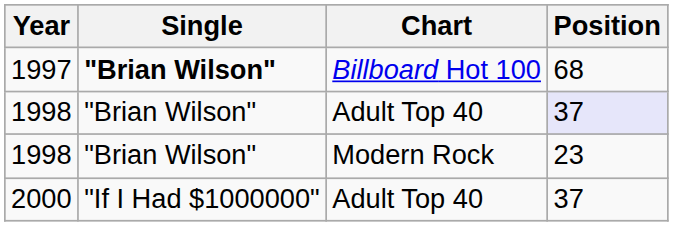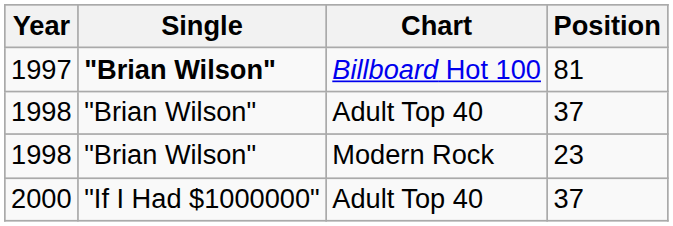(569, 69) 68 -> (569, 69) 81
(569, 112) lavender background -> (569, 112) no background
